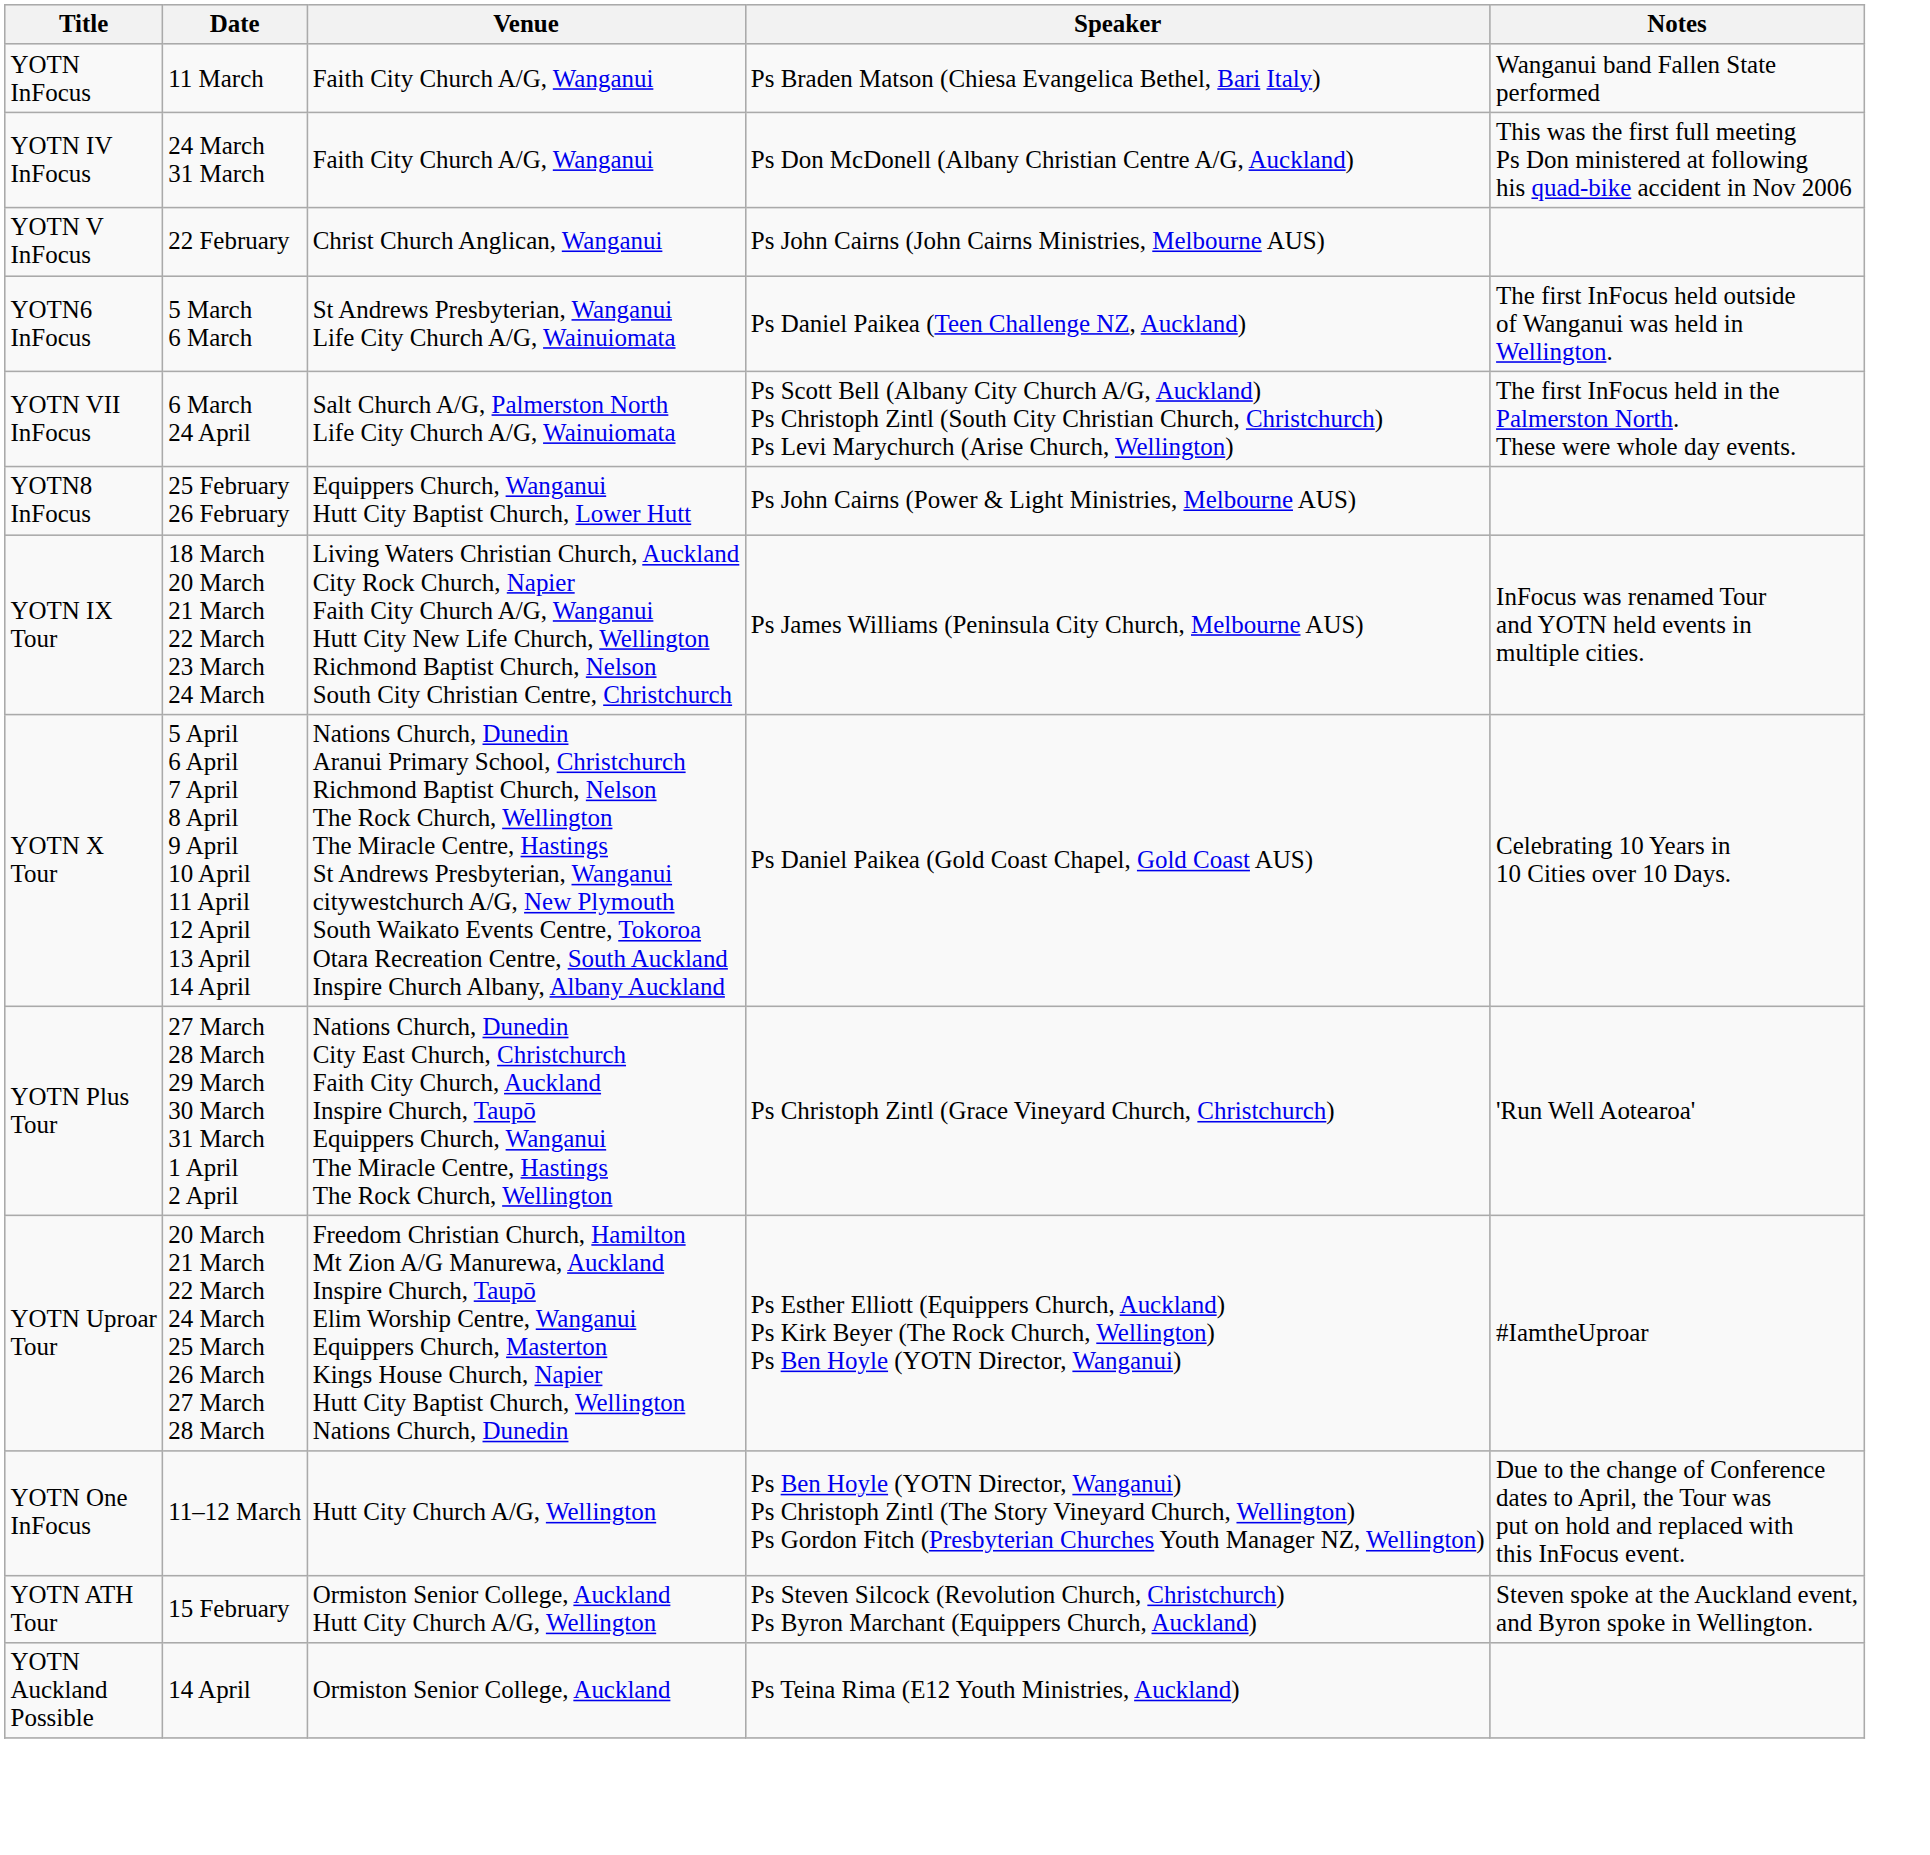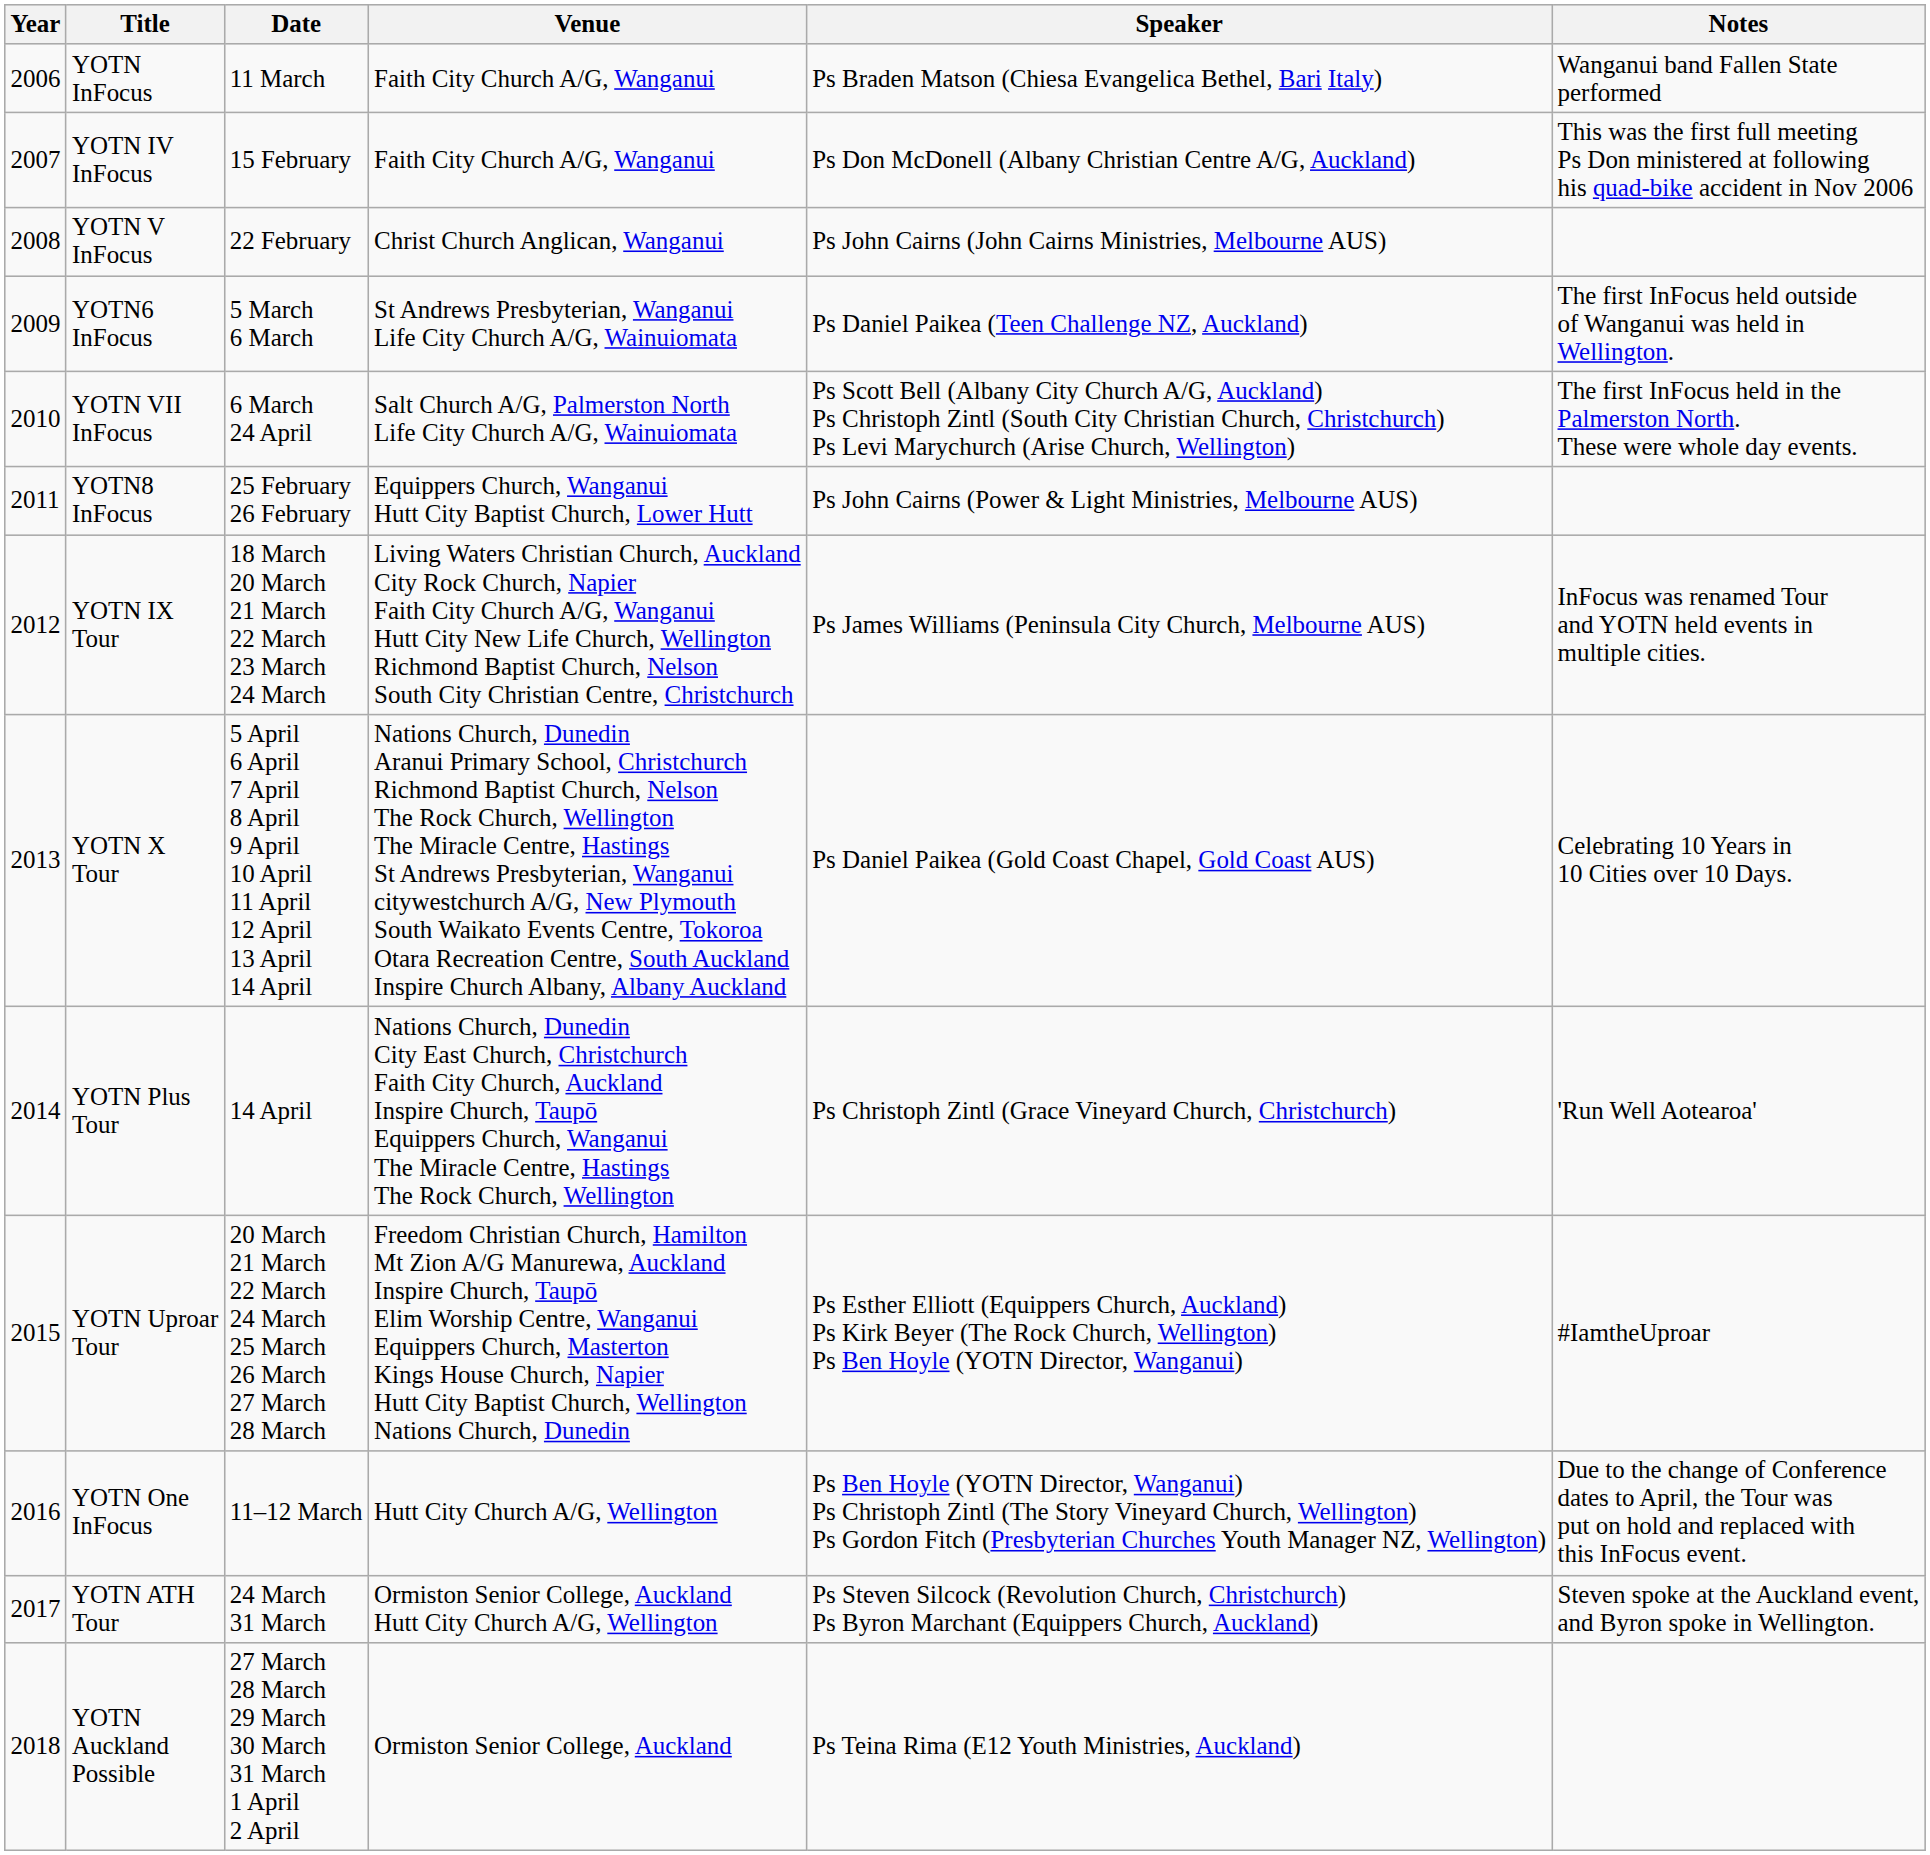+ column: (35, 24)
(216, 159) 24 March 31 March -> (290, 159) 15 February
(216, 1110) 27 March 28 March 29 March 30 March 31 March 1 April 2 April -> (271, 1110) 14 April
(229, 1608) 15 February -> (278, 1608) 24 March 31 March
(210, 1690) 14 April -> (278, 1746) 27 March 28 March 29 March 30 March 31 March 1 April 2 April
